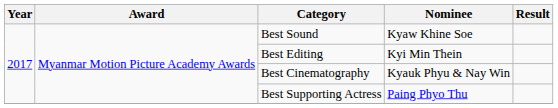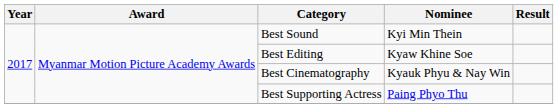(430, 34) Kyaw Khine Soe -> (425, 34) Kyi Min Thein
(425, 53) Kyi Min Thein -> (430, 53) Kyaw Khine Soe
